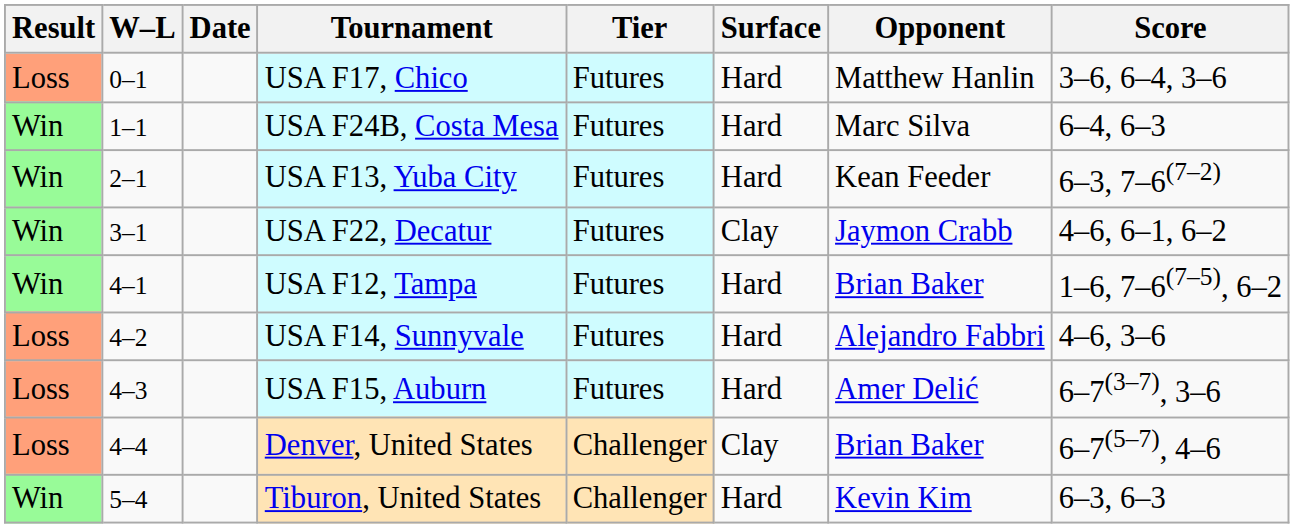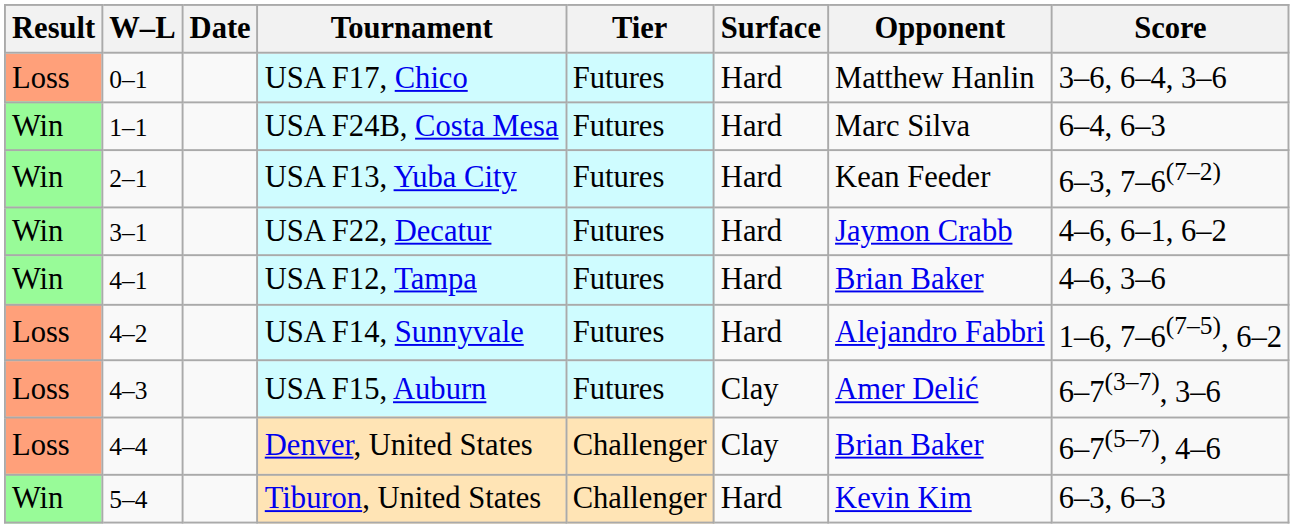(750, 230) Clay -> (751, 230) Hard
(1170, 283) 1–6, 7–6(7–5), 6–2 -> (1112, 279) 4–6, 3–6
(1112, 336) 4–6, 3–6 -> (1170, 331) 1–6, 7–6(7–5), 6–2
(751, 388) Hard -> (750, 388) Clay
